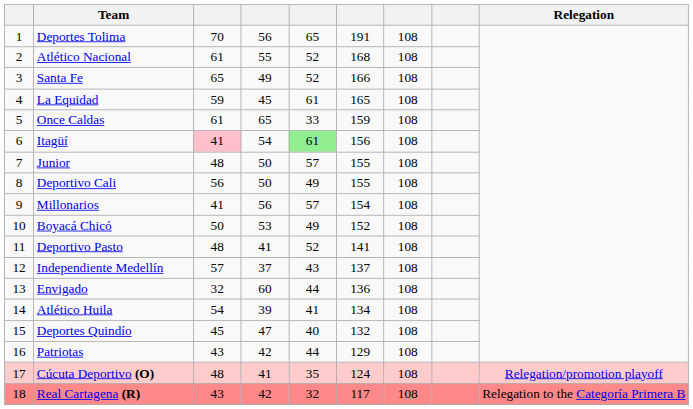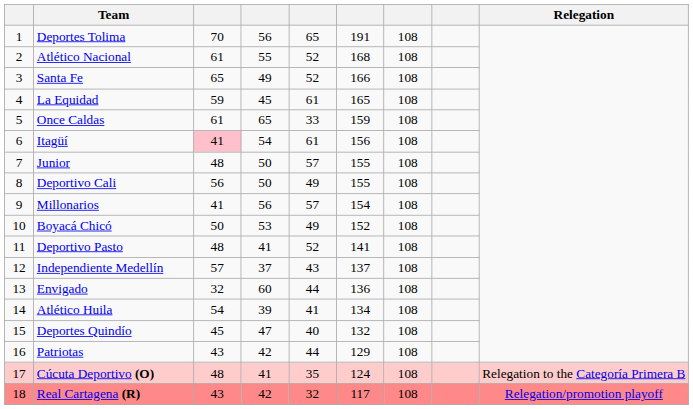(313, 141) lightgreen background -> (313, 141) no background
(584, 373) Relegation/promotion playoff -> (584, 373) Relegation to the Categoría Primera B
(584, 394) Relegation to the Categoría Primera B -> (584, 394) Relegation/promotion playoff
